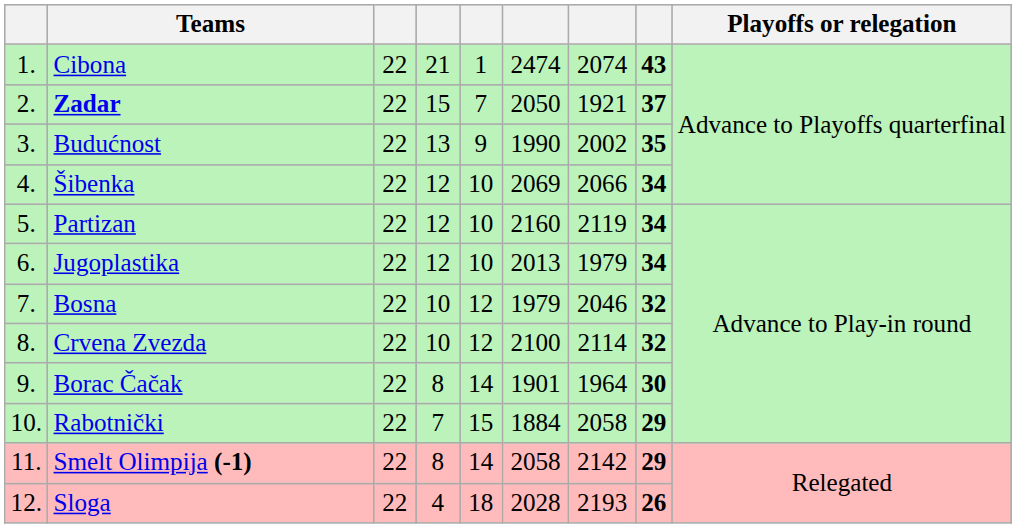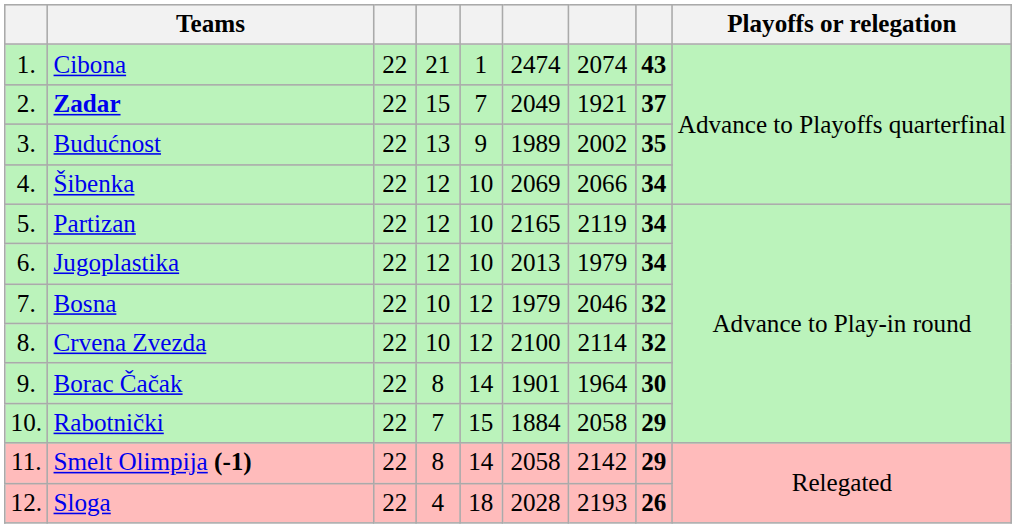(536, 104) 2050 -> (536, 104) 2049
(536, 143) 1990 -> (536, 143) 1989
(536, 223) 2160 -> (536, 223) 2165
